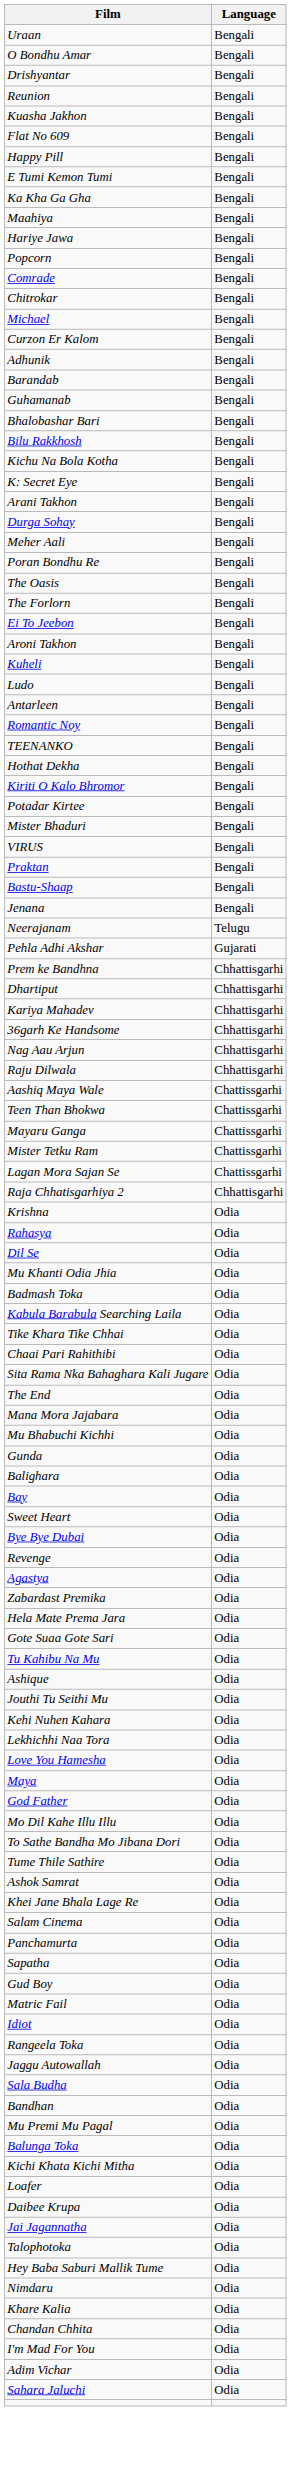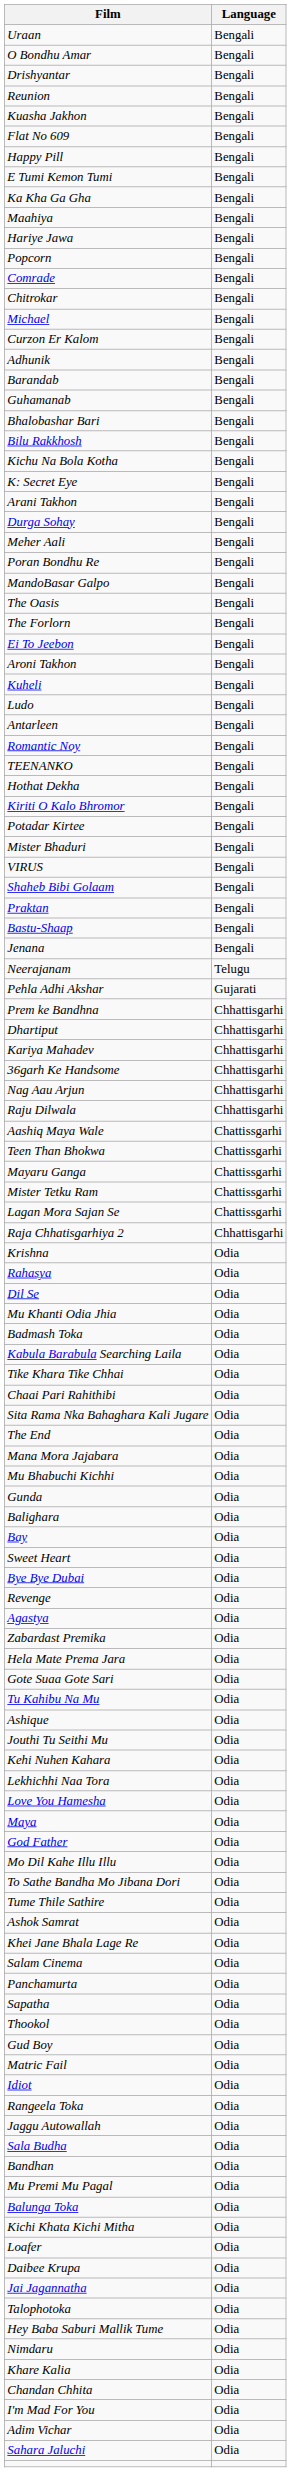+ row: (58, 583)
+ row: (61, 887)
+ row: (28, 2024)
